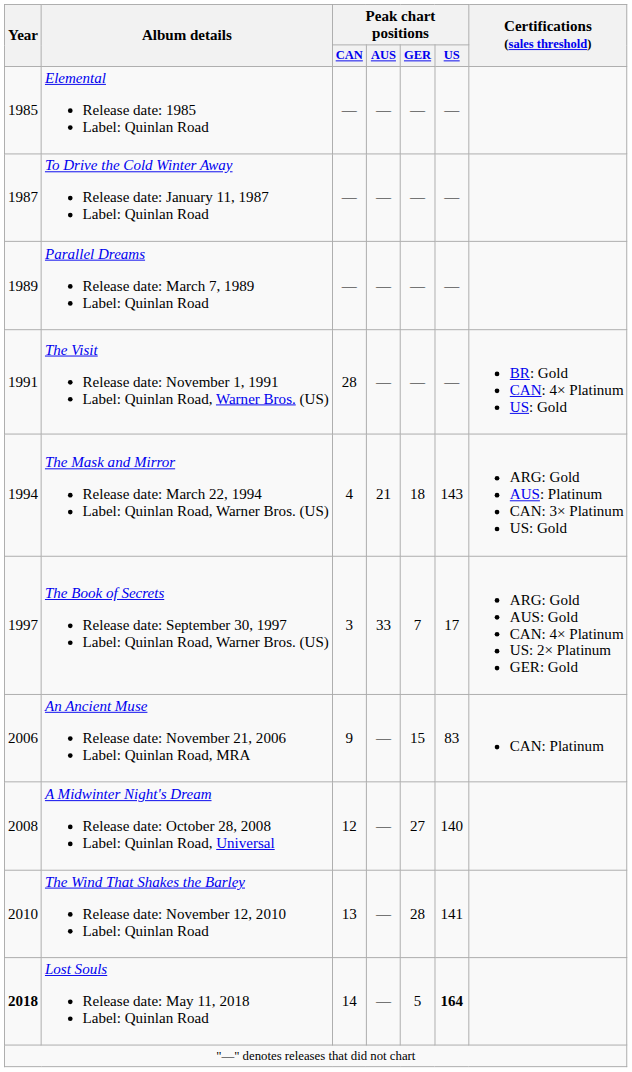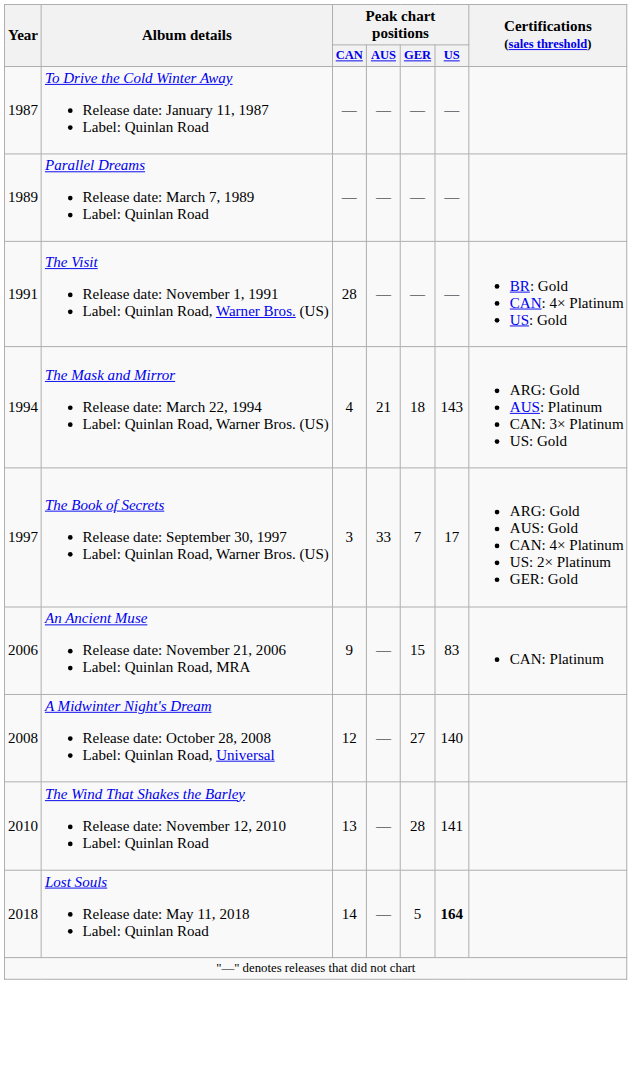- row: (187, 103)
(23, 1001) bold -> (23, 913) normal
